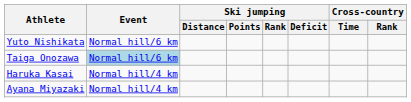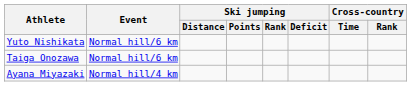(133, 57) lightblue background -> (133, 57) no background
- row: (40, 73)
